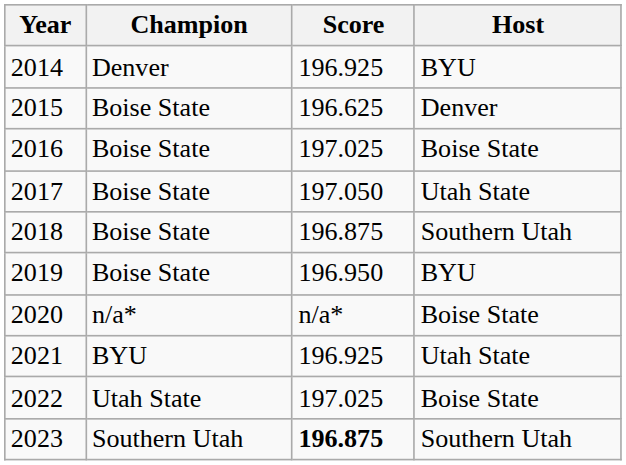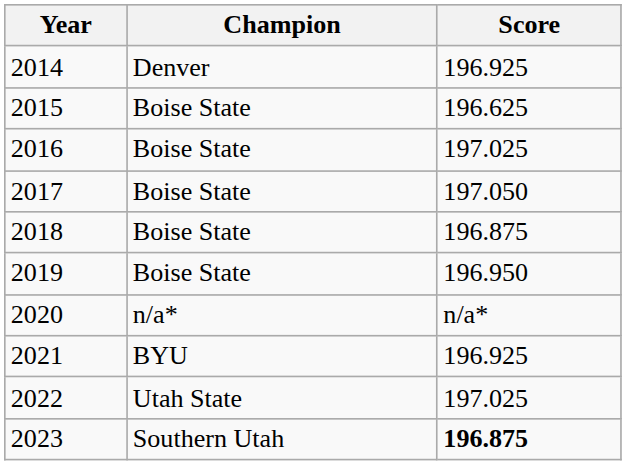- column: (518, 25)
